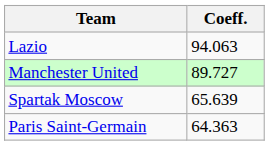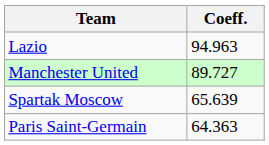(214, 45) 94.063 -> (214, 45) 94.963
